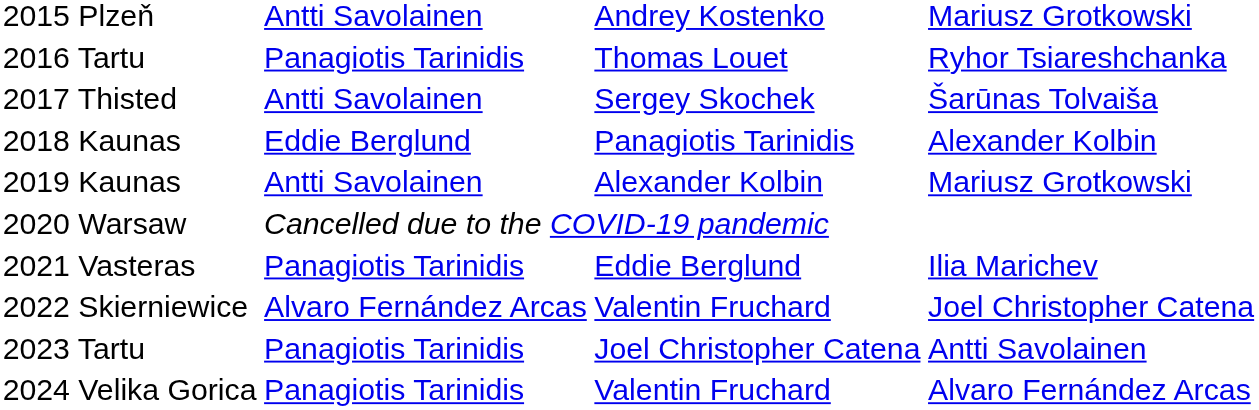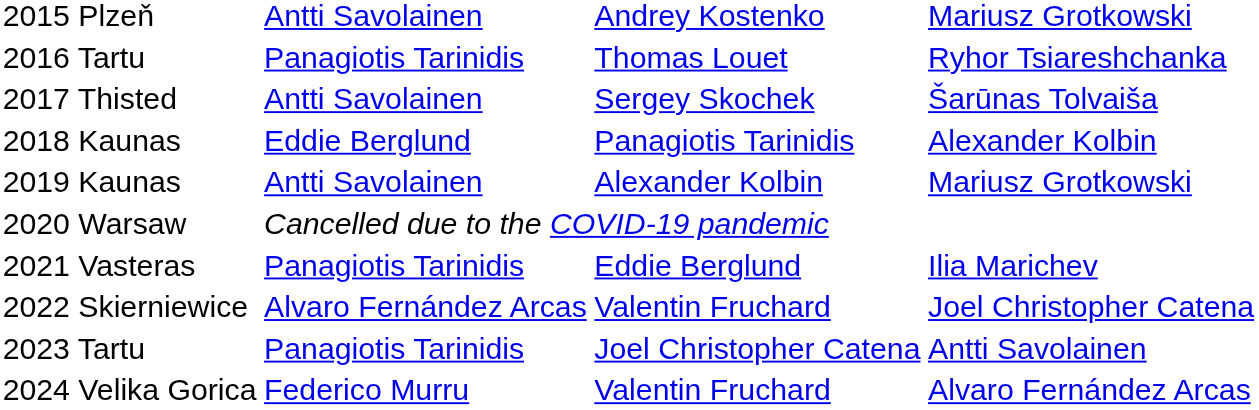(394, 390) Panagiotis Tarinidis -> (367, 390) Federico Murru
